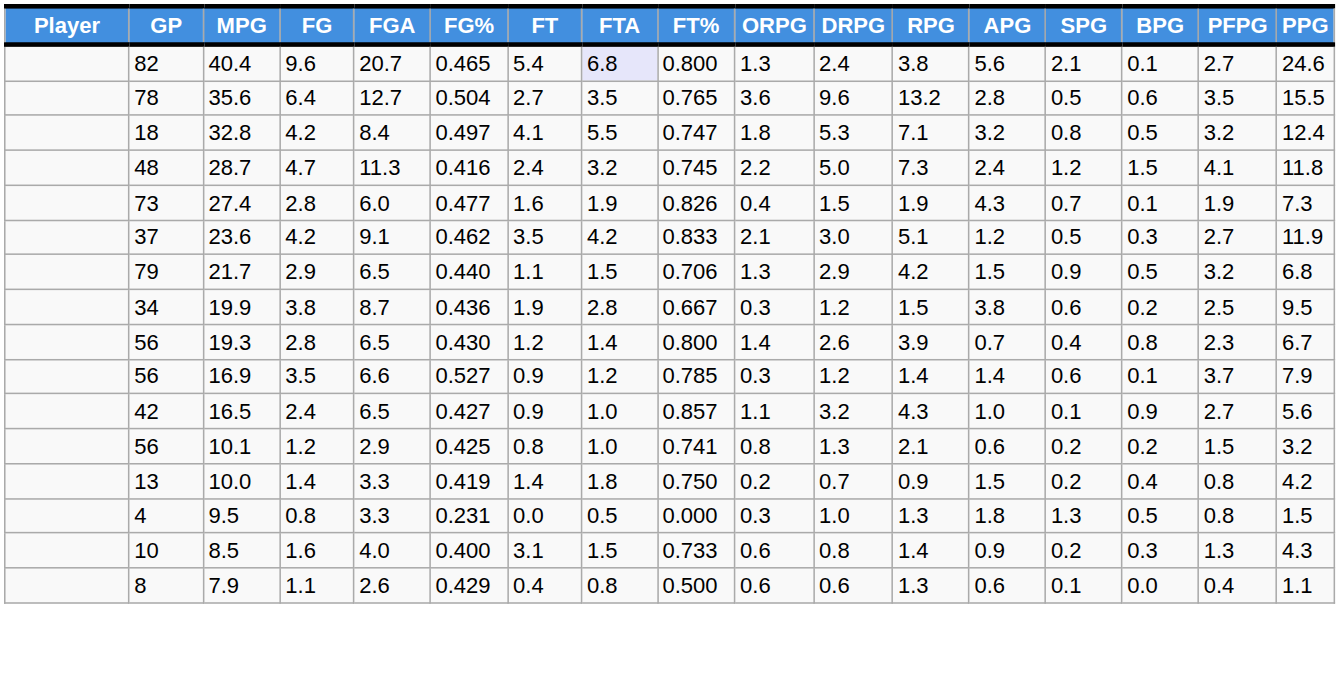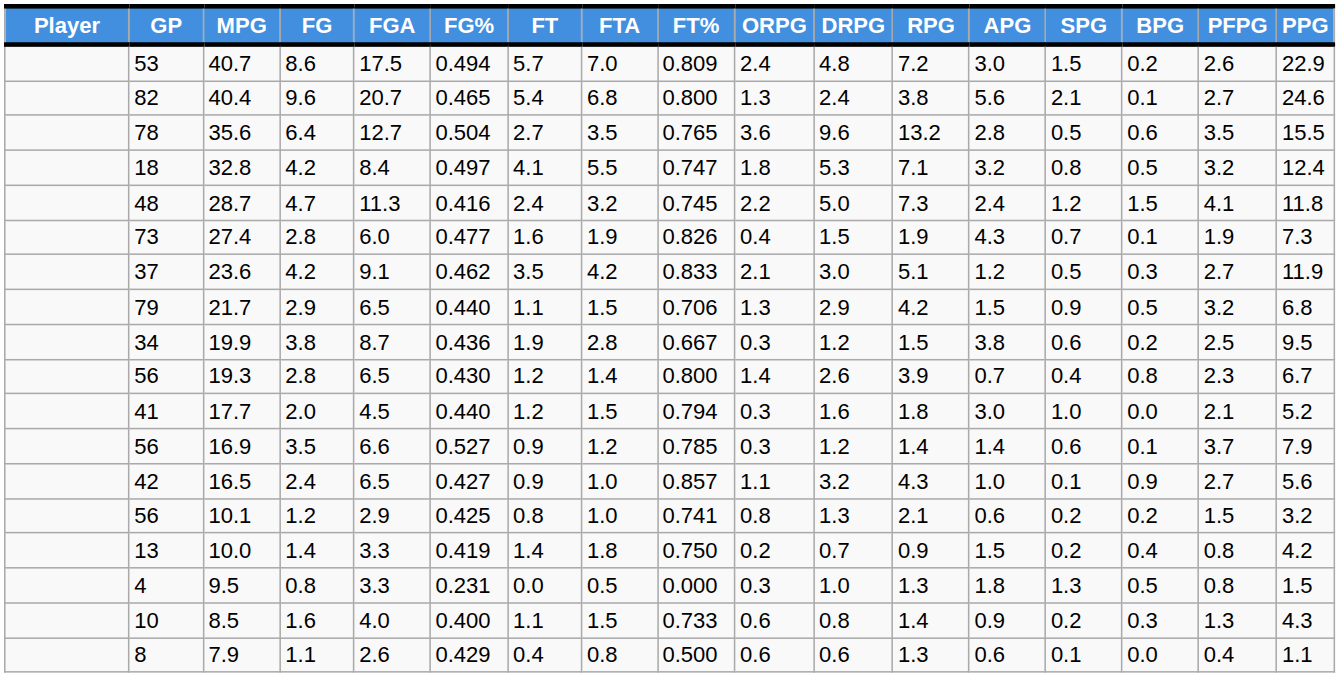+ row: (230, 63)
(602, 63) lavender background -> (602, 98) no background
+ row: (230, 412)
(528, 551) 3.1 -> (528, 620) 1.1
